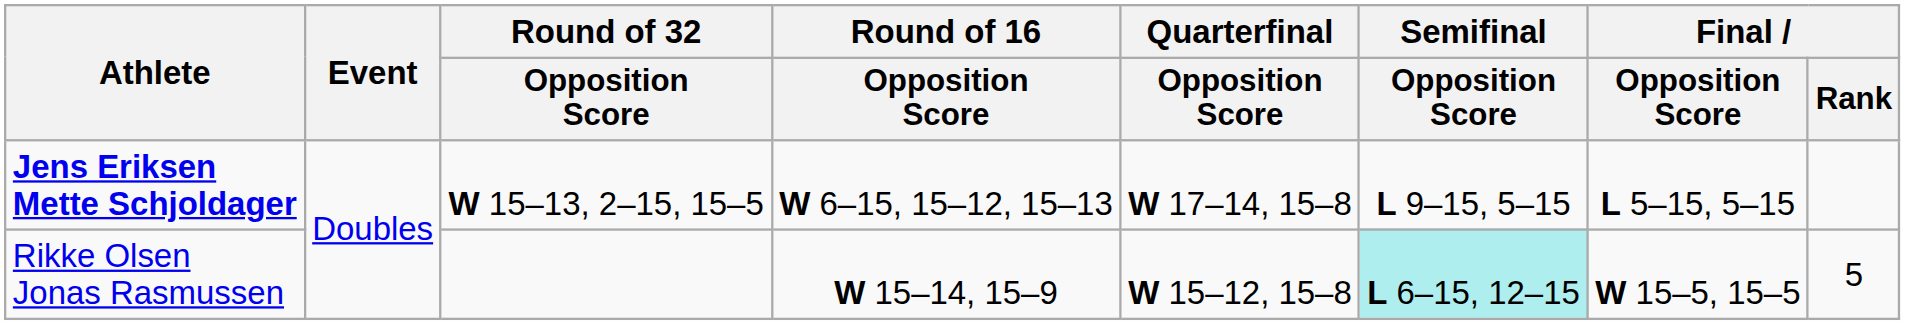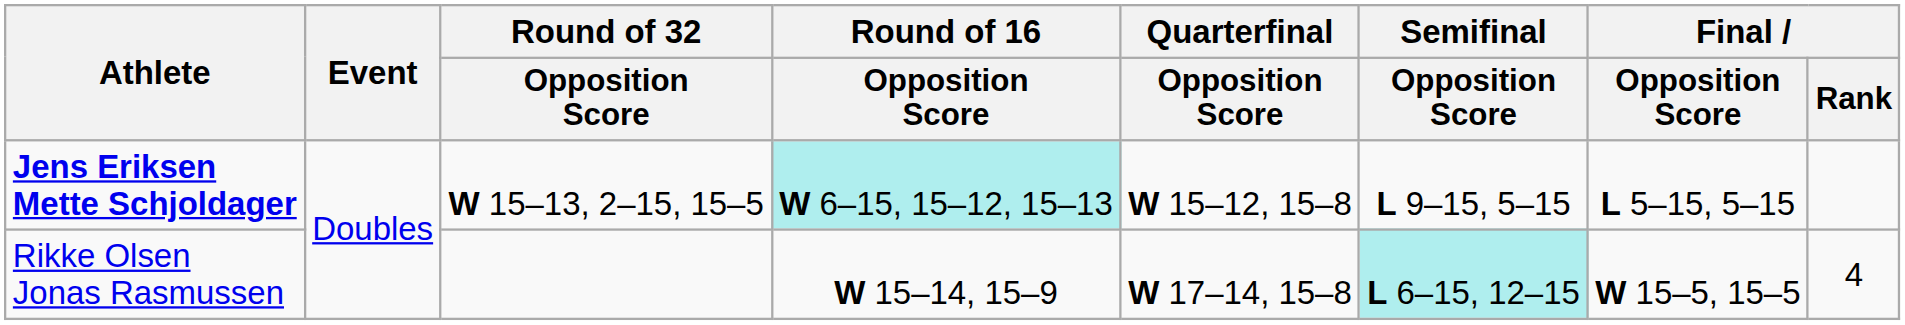(946, 204) no background -> (946, 204) paleturquoise background
(1240, 204) W 17–14, 15–8 -> (1240, 204) W 15–12, 15–8
(1240, 293) W 15–12, 15–8 -> (1240, 293) W 17–14, 15–8
(1854, 274) 5 -> (1854, 274) 4
